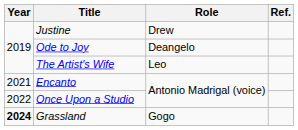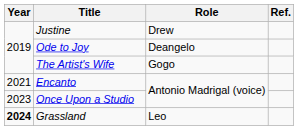(157, 64) Leo -> (161, 64) Gogo
(19, 99) 2022 -> (19, 99) 2023
(161, 116) Gogo -> (157, 116) Leo
